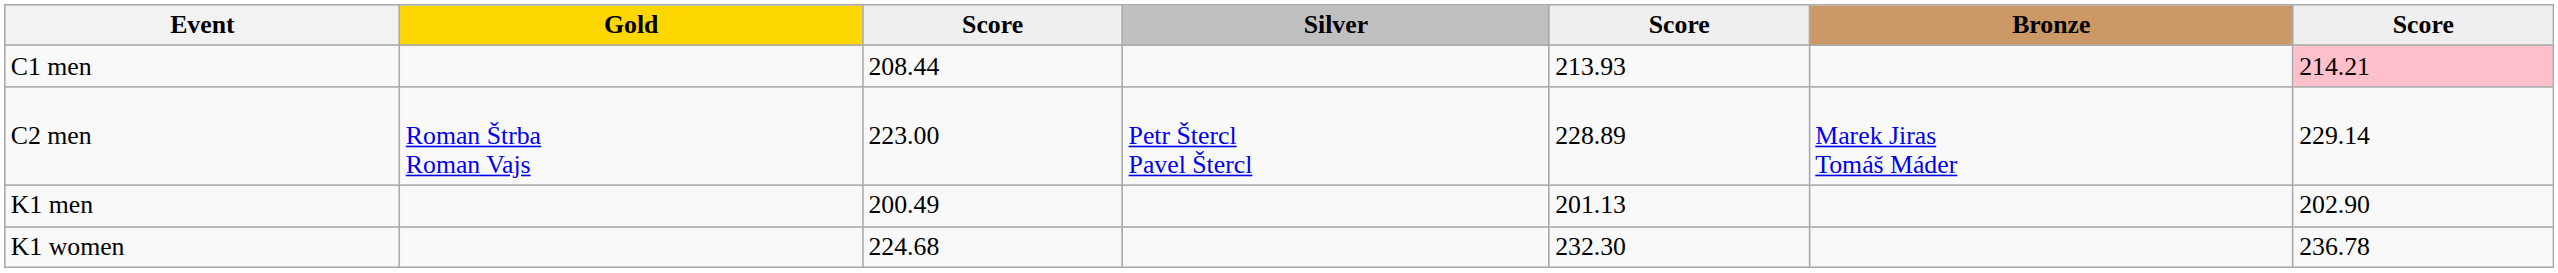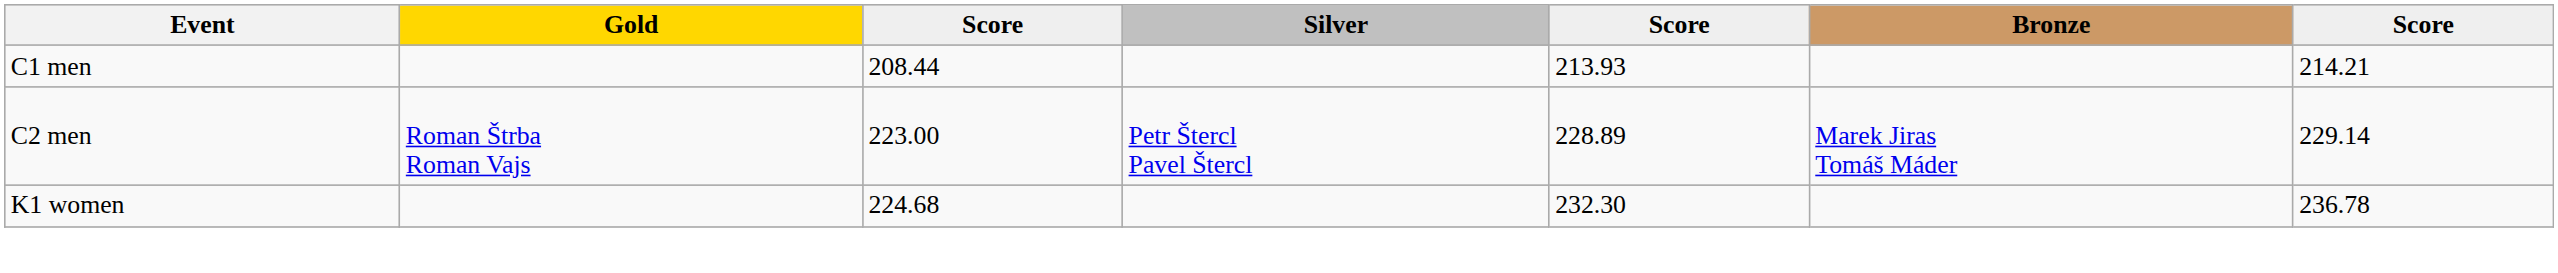(2335, 65) pink background -> (2335, 65) no background
- row: (52, 205)
